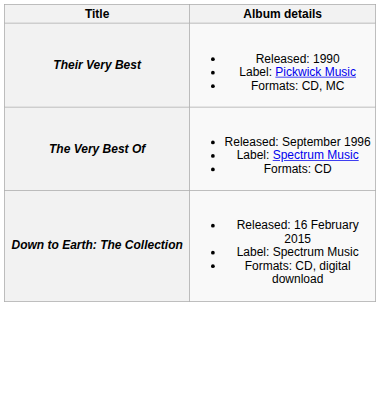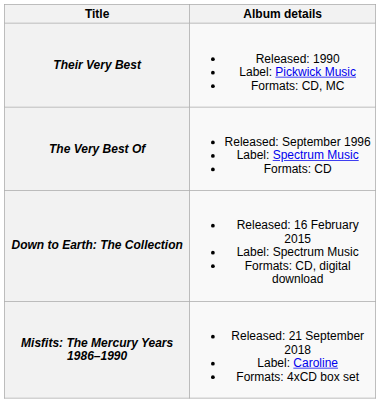+ row: (97, 349)
